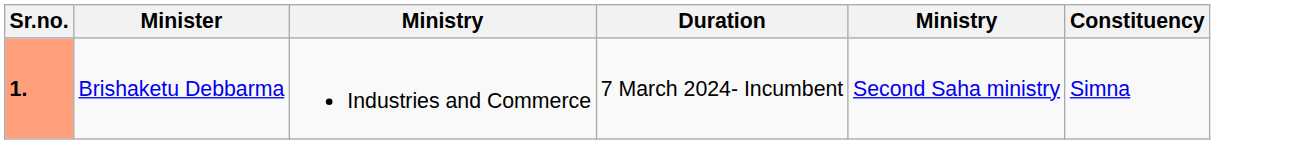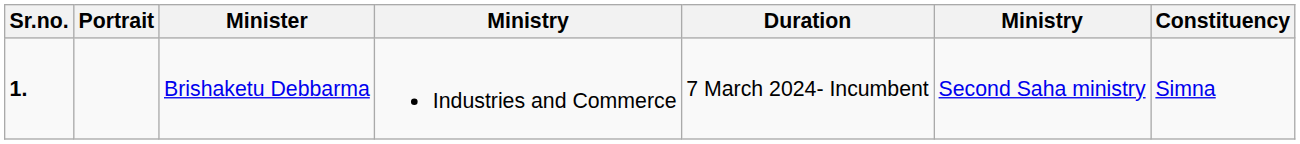+ column: (116, 21)
(18, 88) lightsalmon background -> (18, 88) no background
